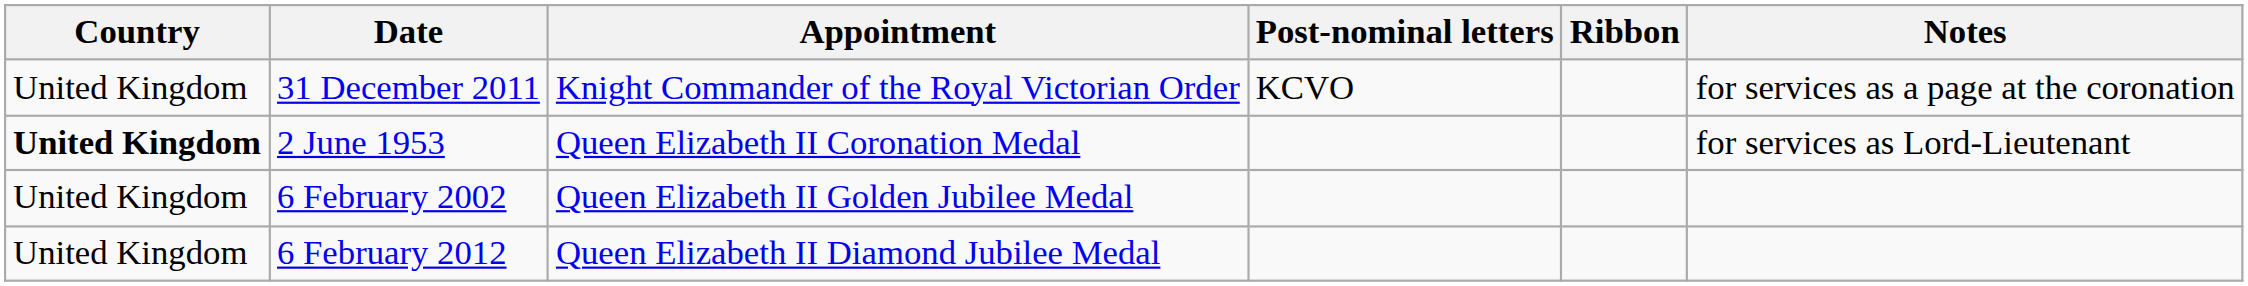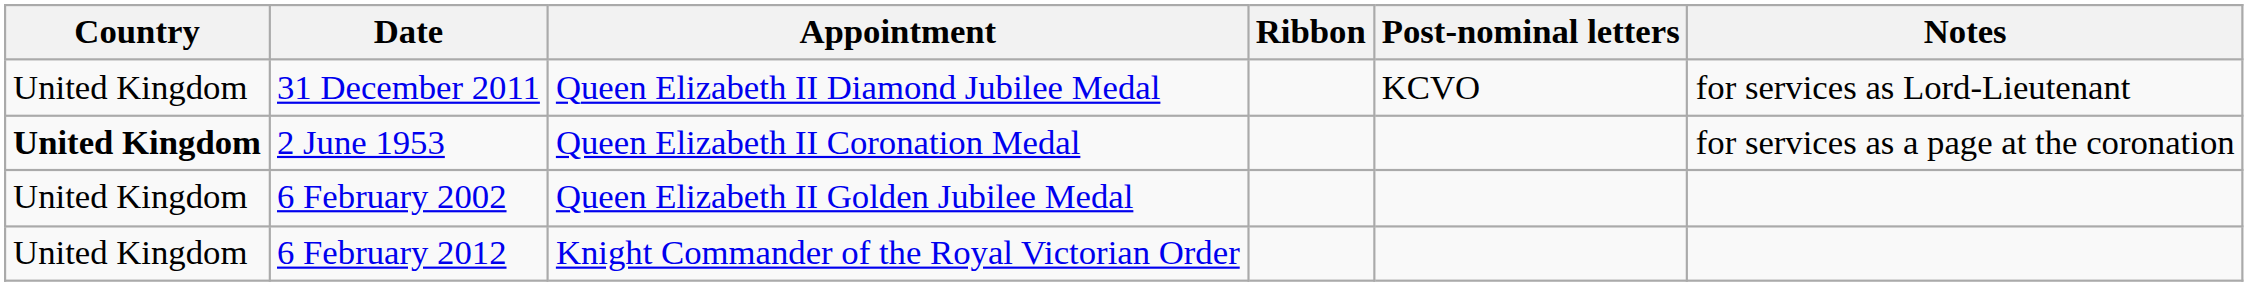columns swapped: (1625, 32) <-> (1405, 32)
(898, 87) Knight Commander of the Royal Victorian Order -> (858, 87) Queen Elizabeth II Diamond Jubilee Medal
(1965, 87) for services as a page at the coronation -> (1913, 87) for services as Lord-Lieutenant
(1913, 142) for services as Lord-Lieutenant -> (1965, 142) for services as a page at the coronation
(858, 252) Queen Elizabeth II Diamond Jubilee Medal -> (898, 252) Knight Commander of the Royal Victorian Order
